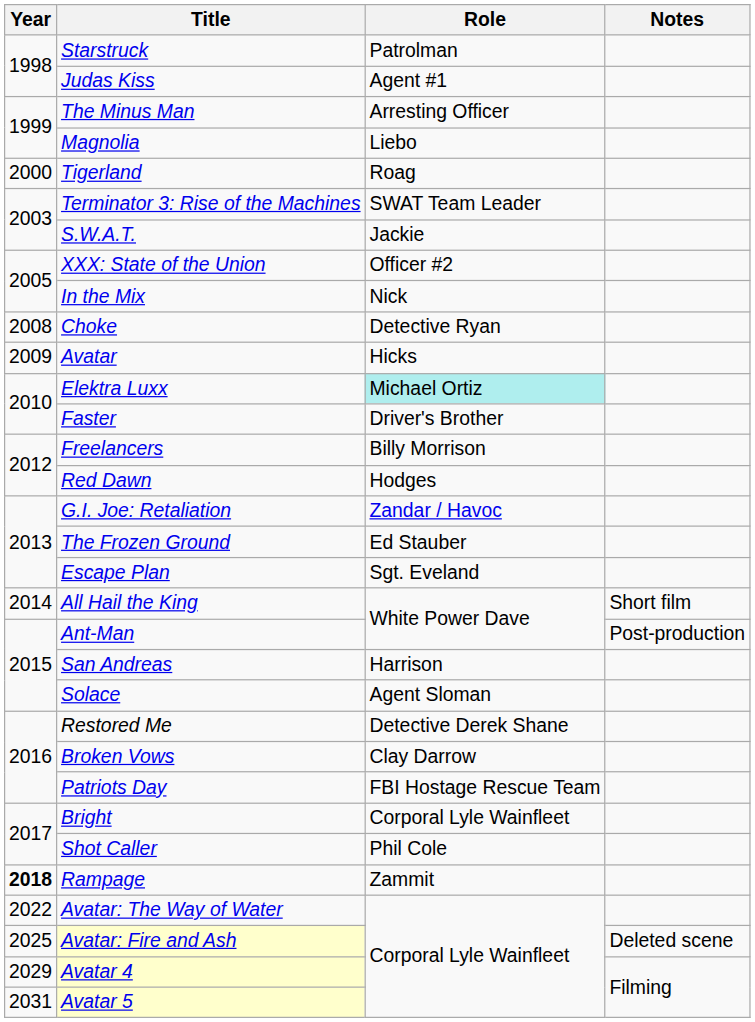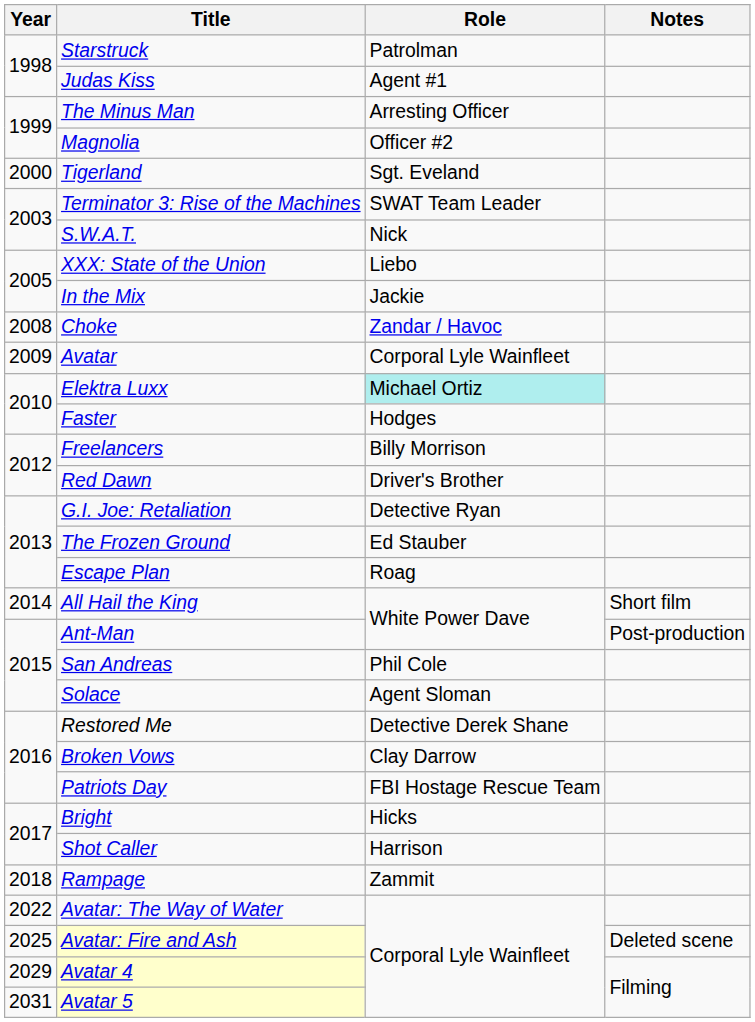(393, 142) Liebo -> (411, 142) Officer #2
(393, 173) Roag -> (424, 173) Sgt. Eveland
(397, 234) Jackie -> (388, 234) Nick
(411, 265) Officer #2 -> (393, 265) Liebo
(388, 296) Nick -> (397, 296) Jackie
(435, 326) Detective Ryan -> (436, 326) Zandar / Havoc
(393, 357) Hicks -> (469, 357) Corporal Lyle Wainfleet
(436, 419) Driver's Brother -> (403, 419) Hodges
(403, 480) Hodges -> (436, 480) Driver's Brother
(436, 511) Zandar / Havoc -> (435, 511) Detective Ryan
(424, 572) Sgt. Eveland -> (393, 572) Roag
(406, 664) Harrison -> (408, 664) Phil Cole
(469, 818) Corporal Lyle Wainfleet -> (393, 818) Hicks
(408, 848) Phil Cole -> (406, 848) Harrison
(31, 879) bold -> (31, 879) normal
